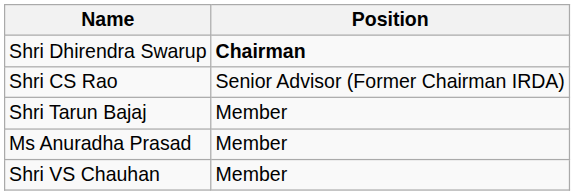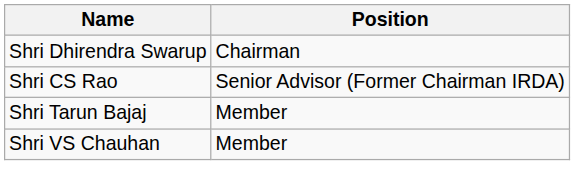(261, 50) bold -> (258, 50) normal
- row: (100, 143)
